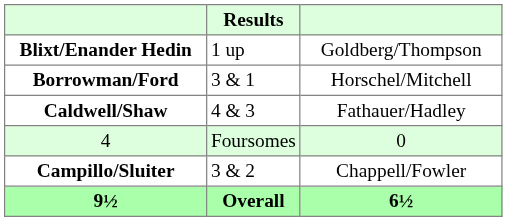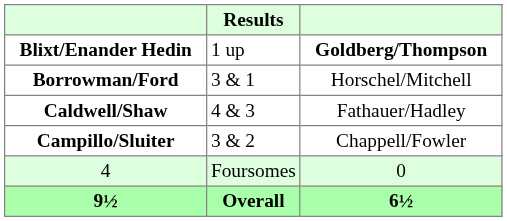(401, 49) normal -> (401, 49) bold
rows swapped: (106, 170) <-> (106, 140)
